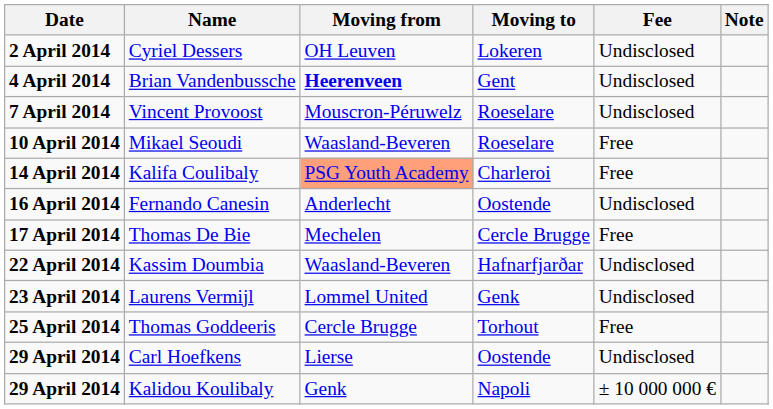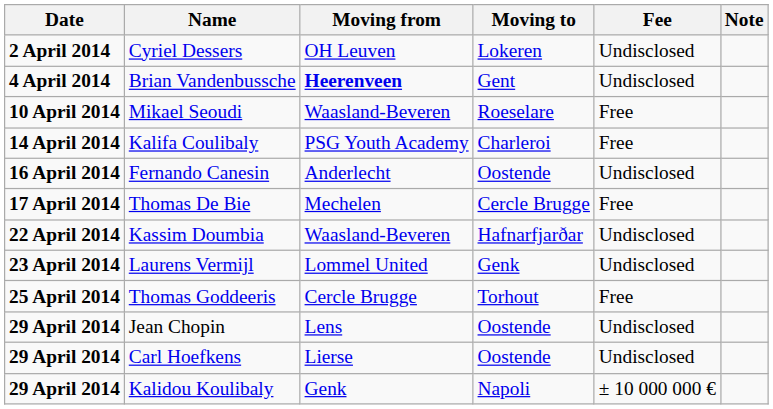- row: (196, 111)
(387, 173) lightsalmon background -> (387, 142) no background
+ row: (177, 326)
